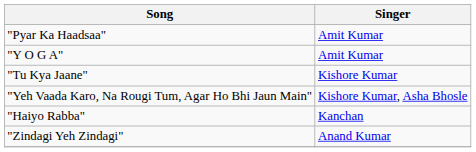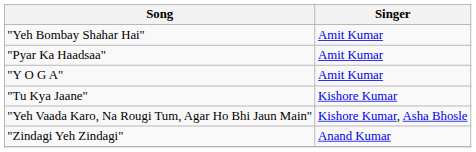+ row: (76, 34)
- row: (46, 116)
